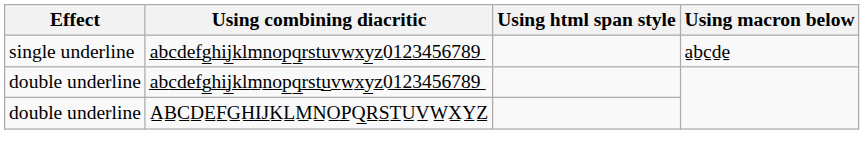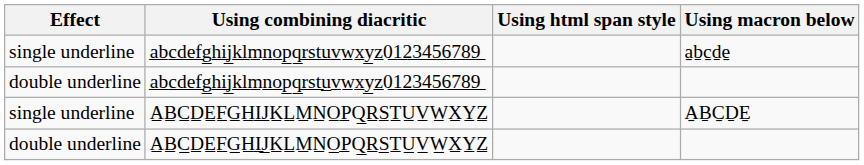+ row: (319, 112)
